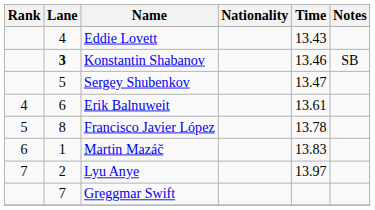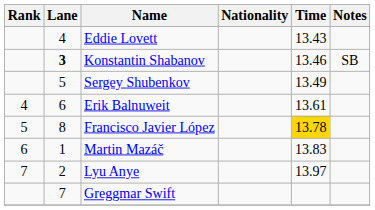(311, 82) 13.47 -> (311, 82) 13.49
(311, 127) no background -> (311, 127) gold background
